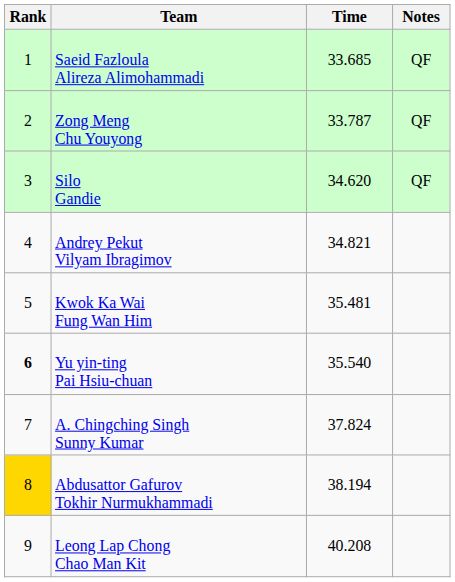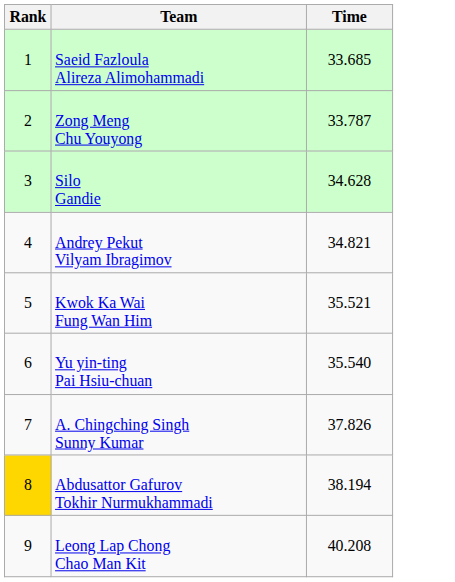- column: (421, 17)
(349, 181) 34.620 -> (349, 181) 34.628
(349, 303) 35.481 -> (349, 303) 35.521
(28, 363) bold -> (28, 363) normal
(349, 424) 37.824 -> (349, 424) 37.826
